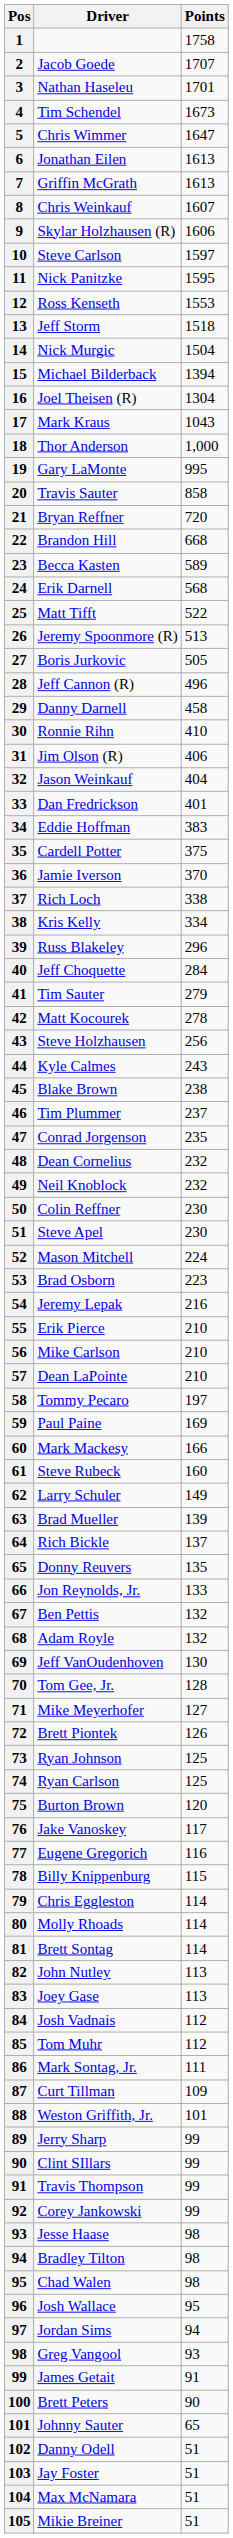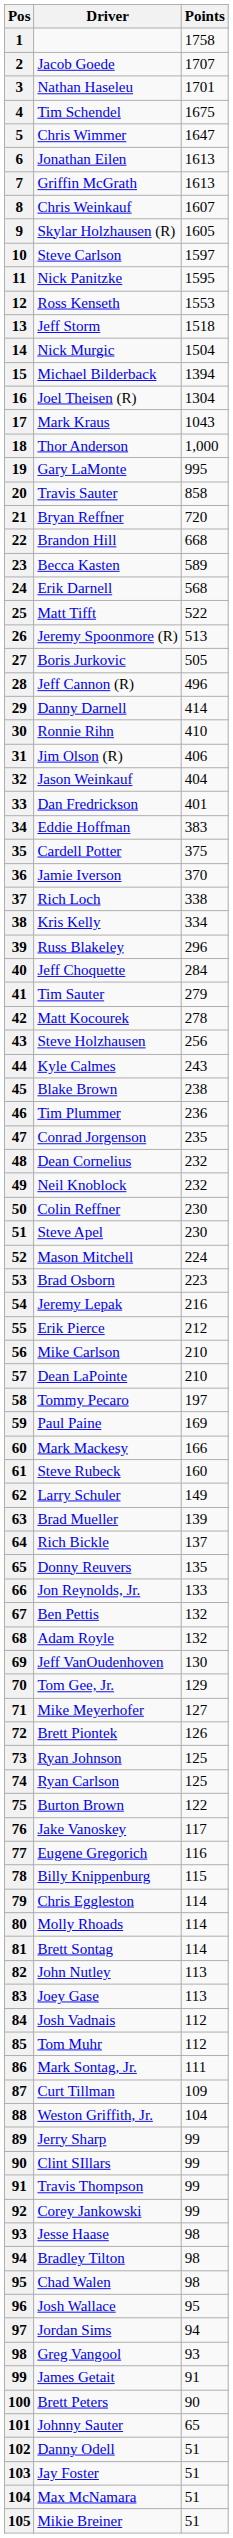(200, 111) 1673 -> (200, 111) 1675
(200, 231) 1606 -> (200, 231) 1605
(196, 708) 458 -> (196, 708) 414
(196, 1113) 237 -> (196, 1113) 236
(196, 1328) 210 -> (196, 1328) 212
(196, 1686) 128 -> (196, 1686) 129
(196, 1805) 120 -> (196, 1805) 122
(196, 2115) 101 -> (196, 2115) 104
